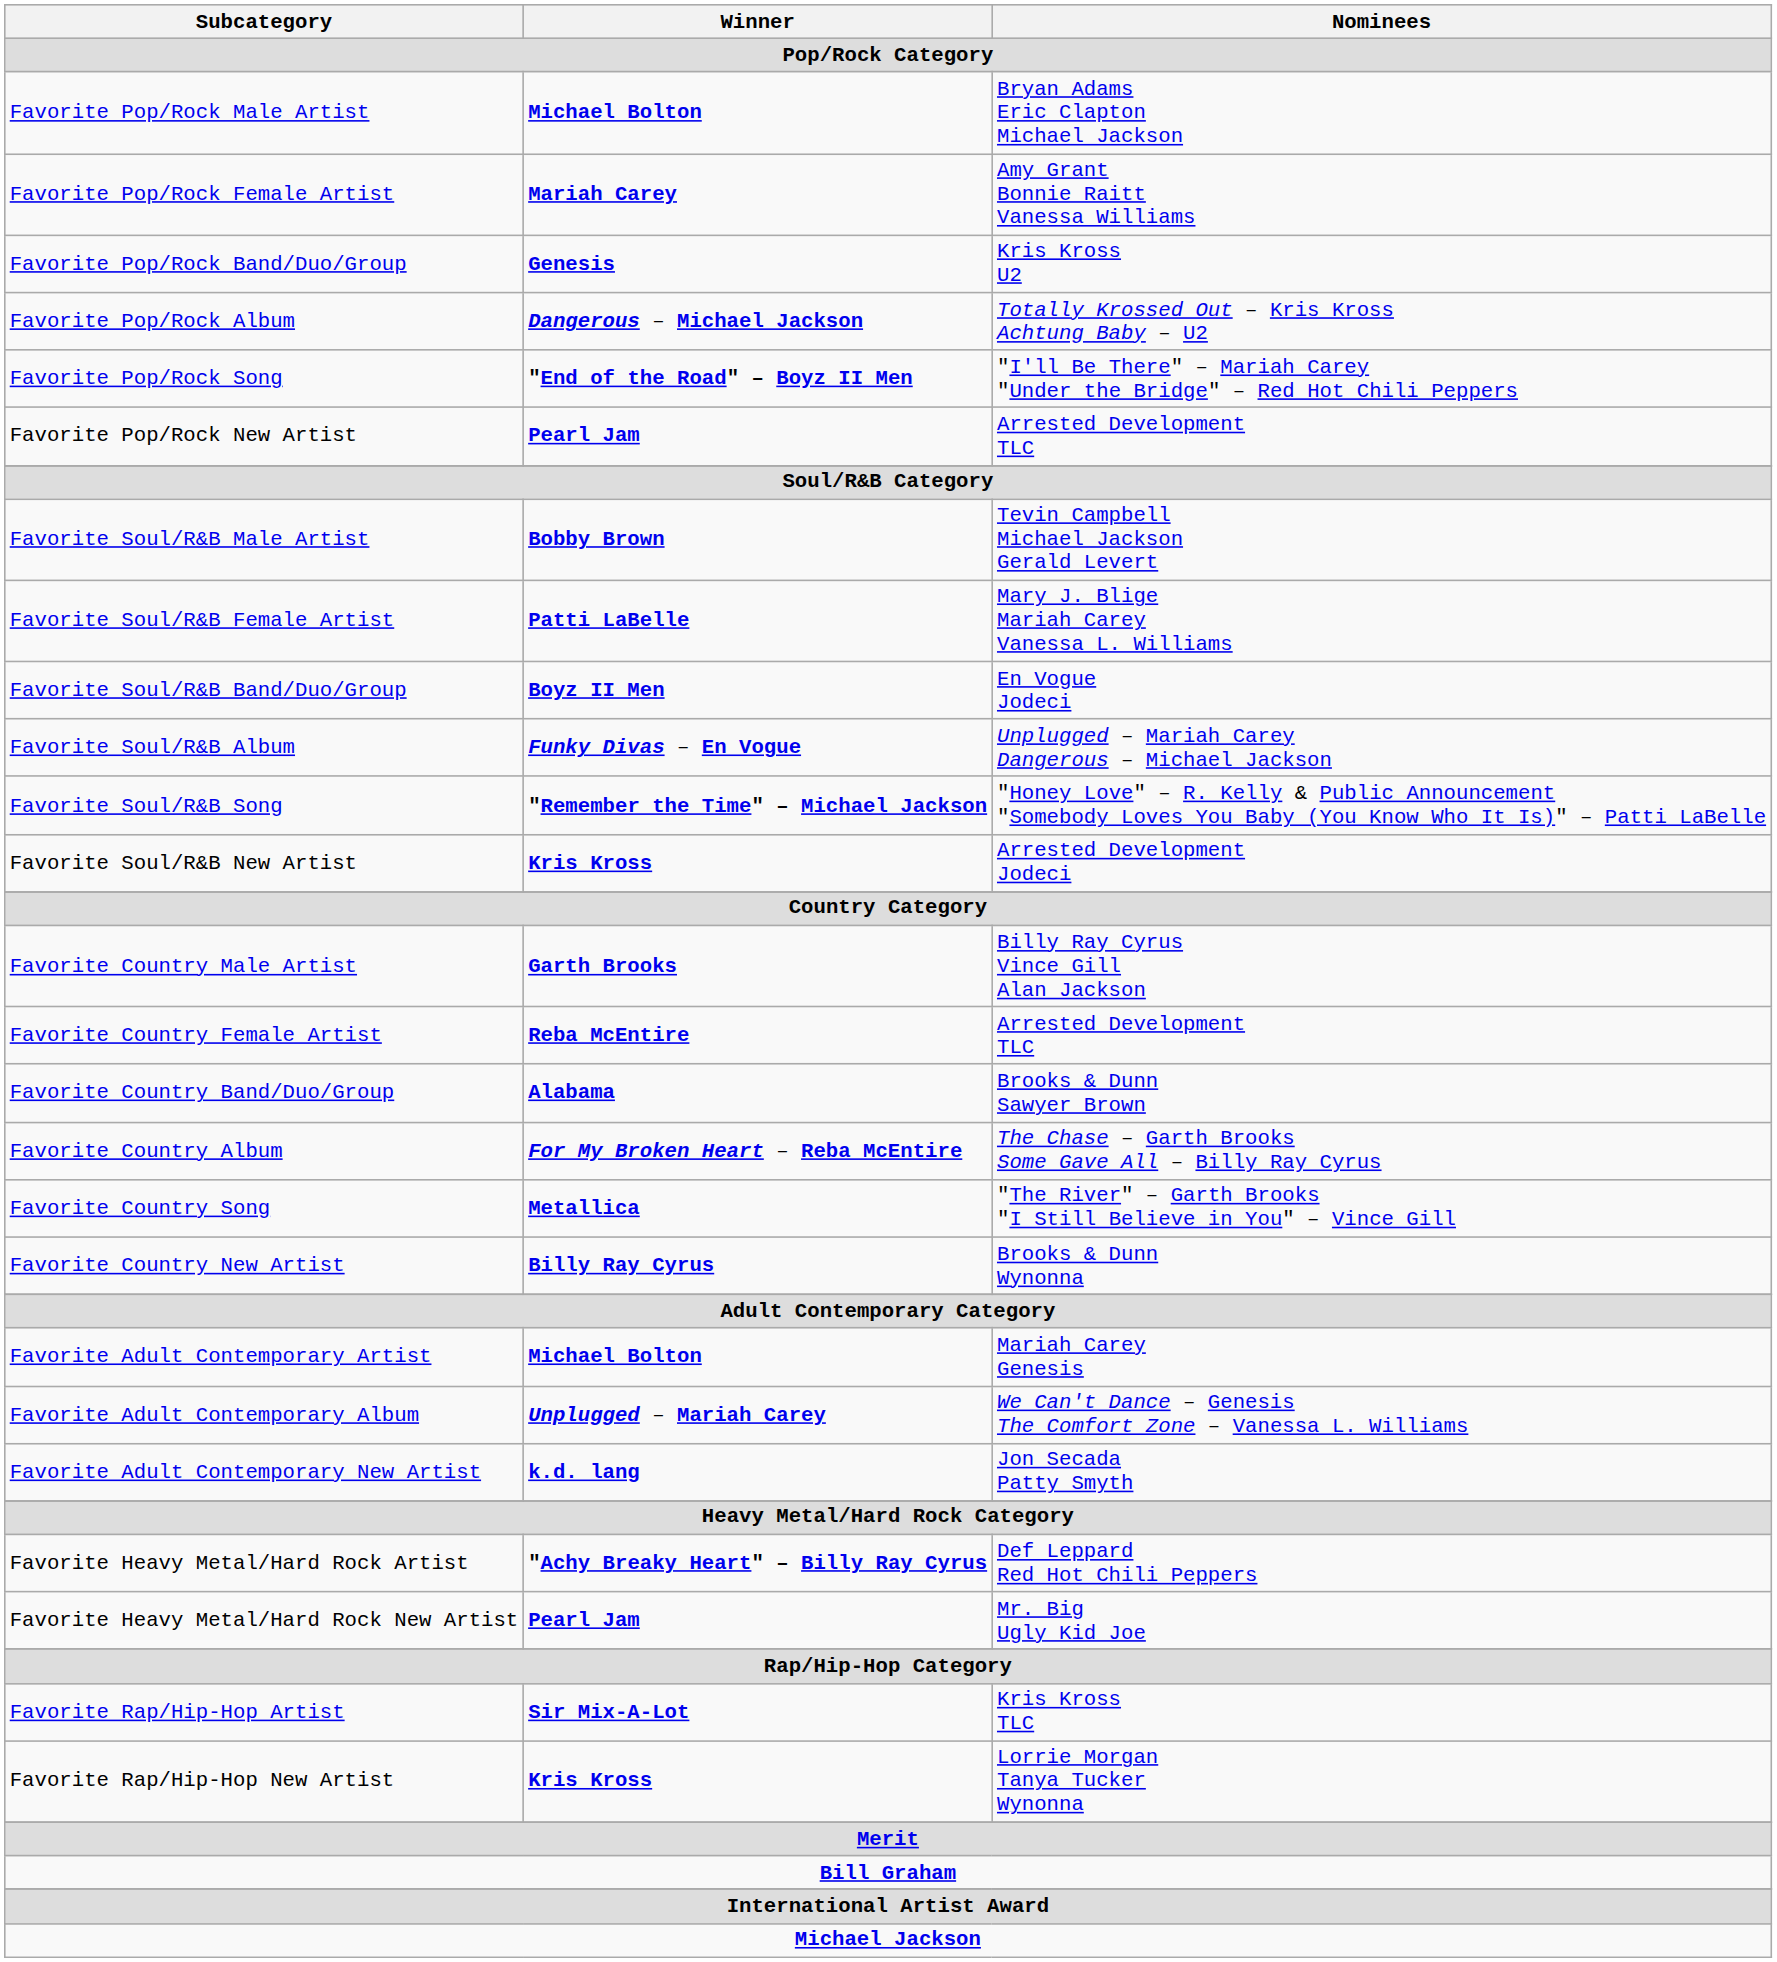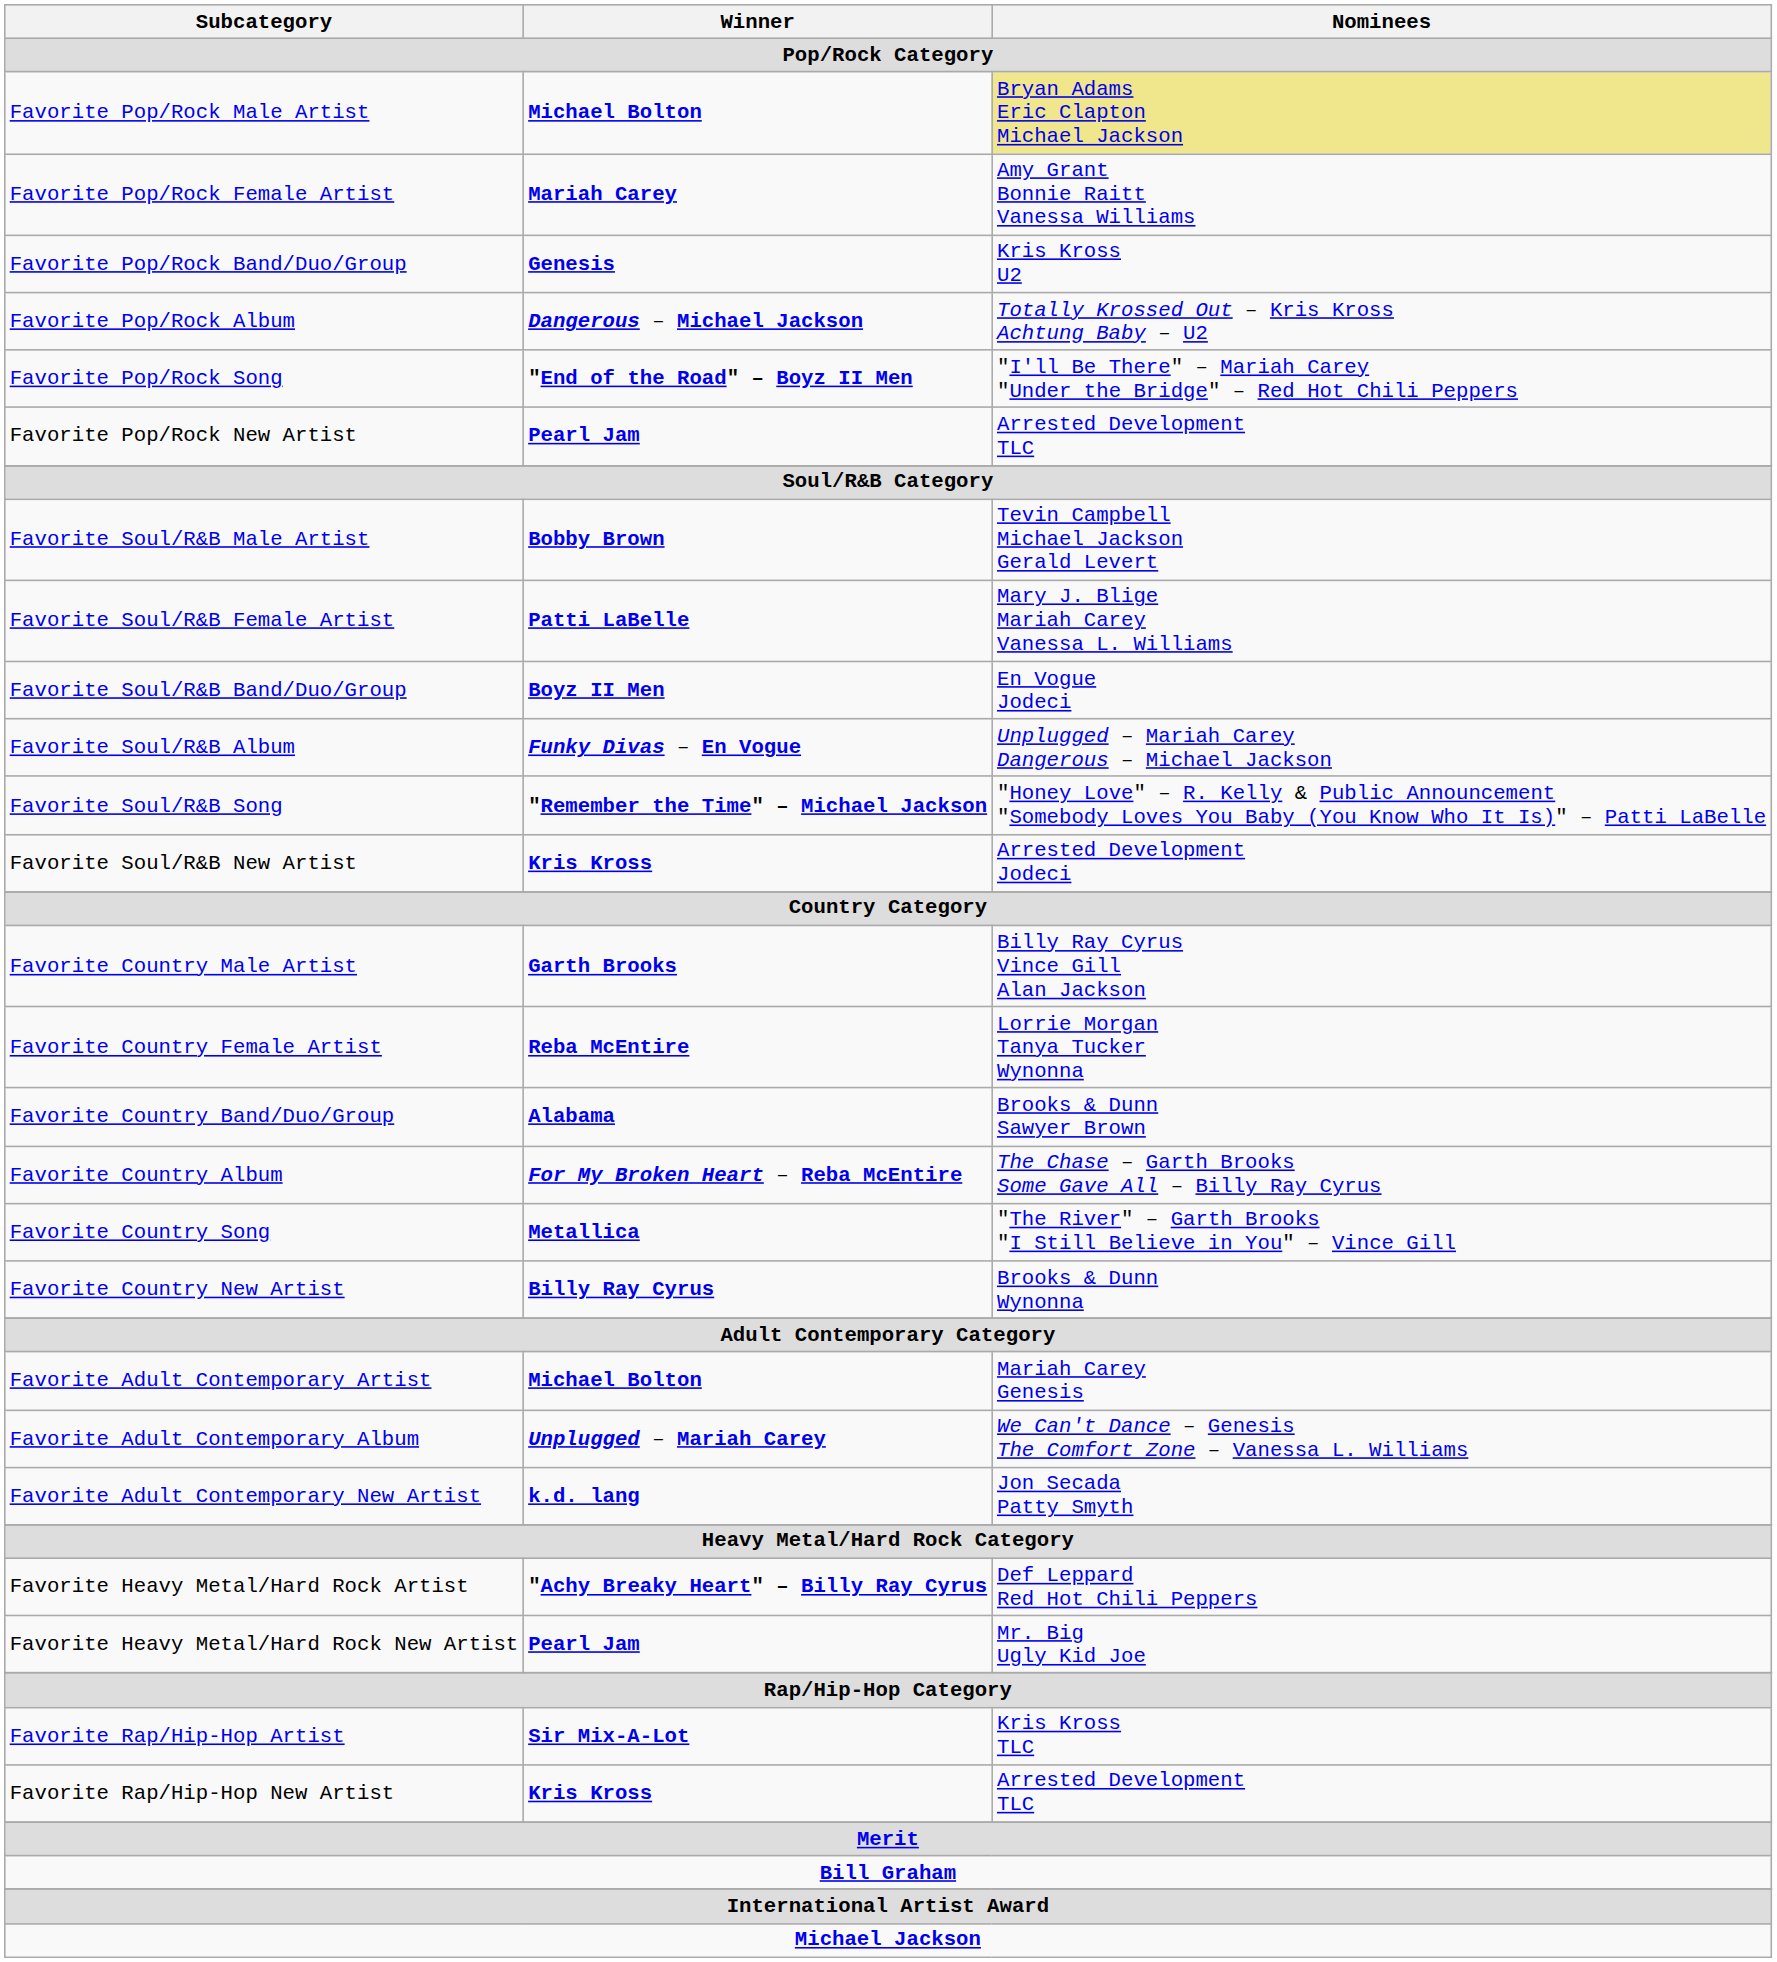(1090, 113) no background -> (1090, 113) khaki background
(1121, 1036) Arrested Development TLC -> (1078, 1047) Lorrie Morgan Tanya Tucker Wynonna
(1078, 1781) Lorrie Morgan Tanya Tucker Wynonna -> (1121, 1793) Arrested Development TLC
